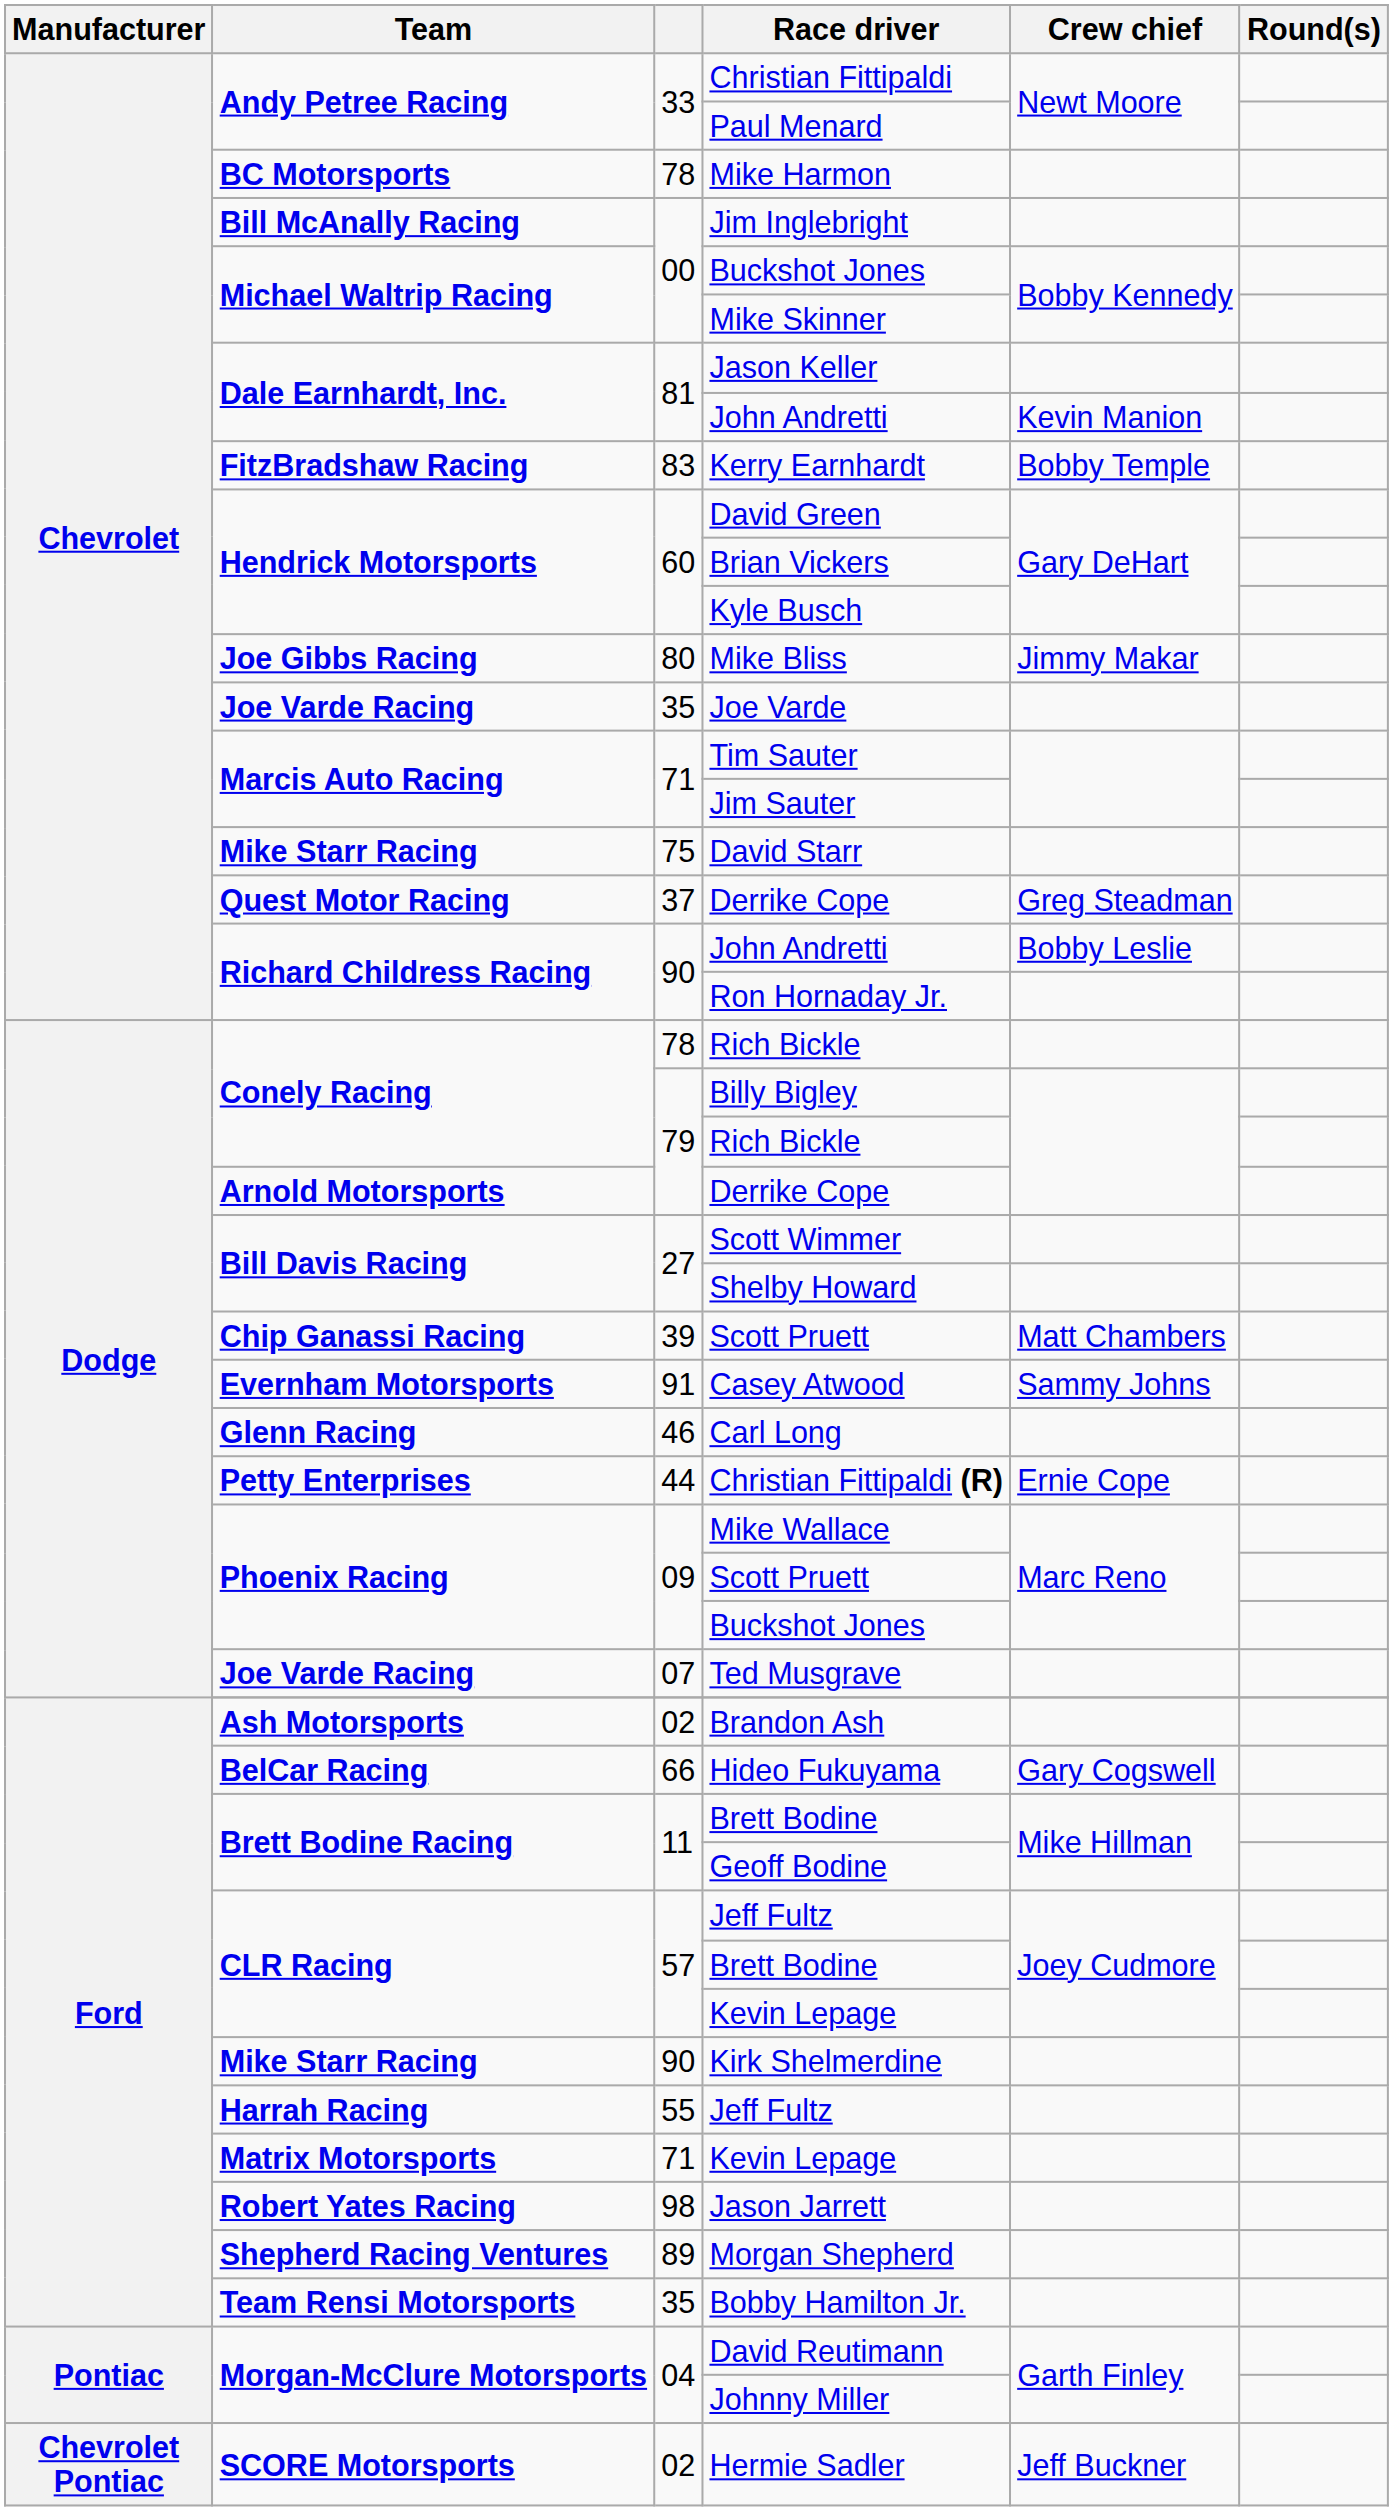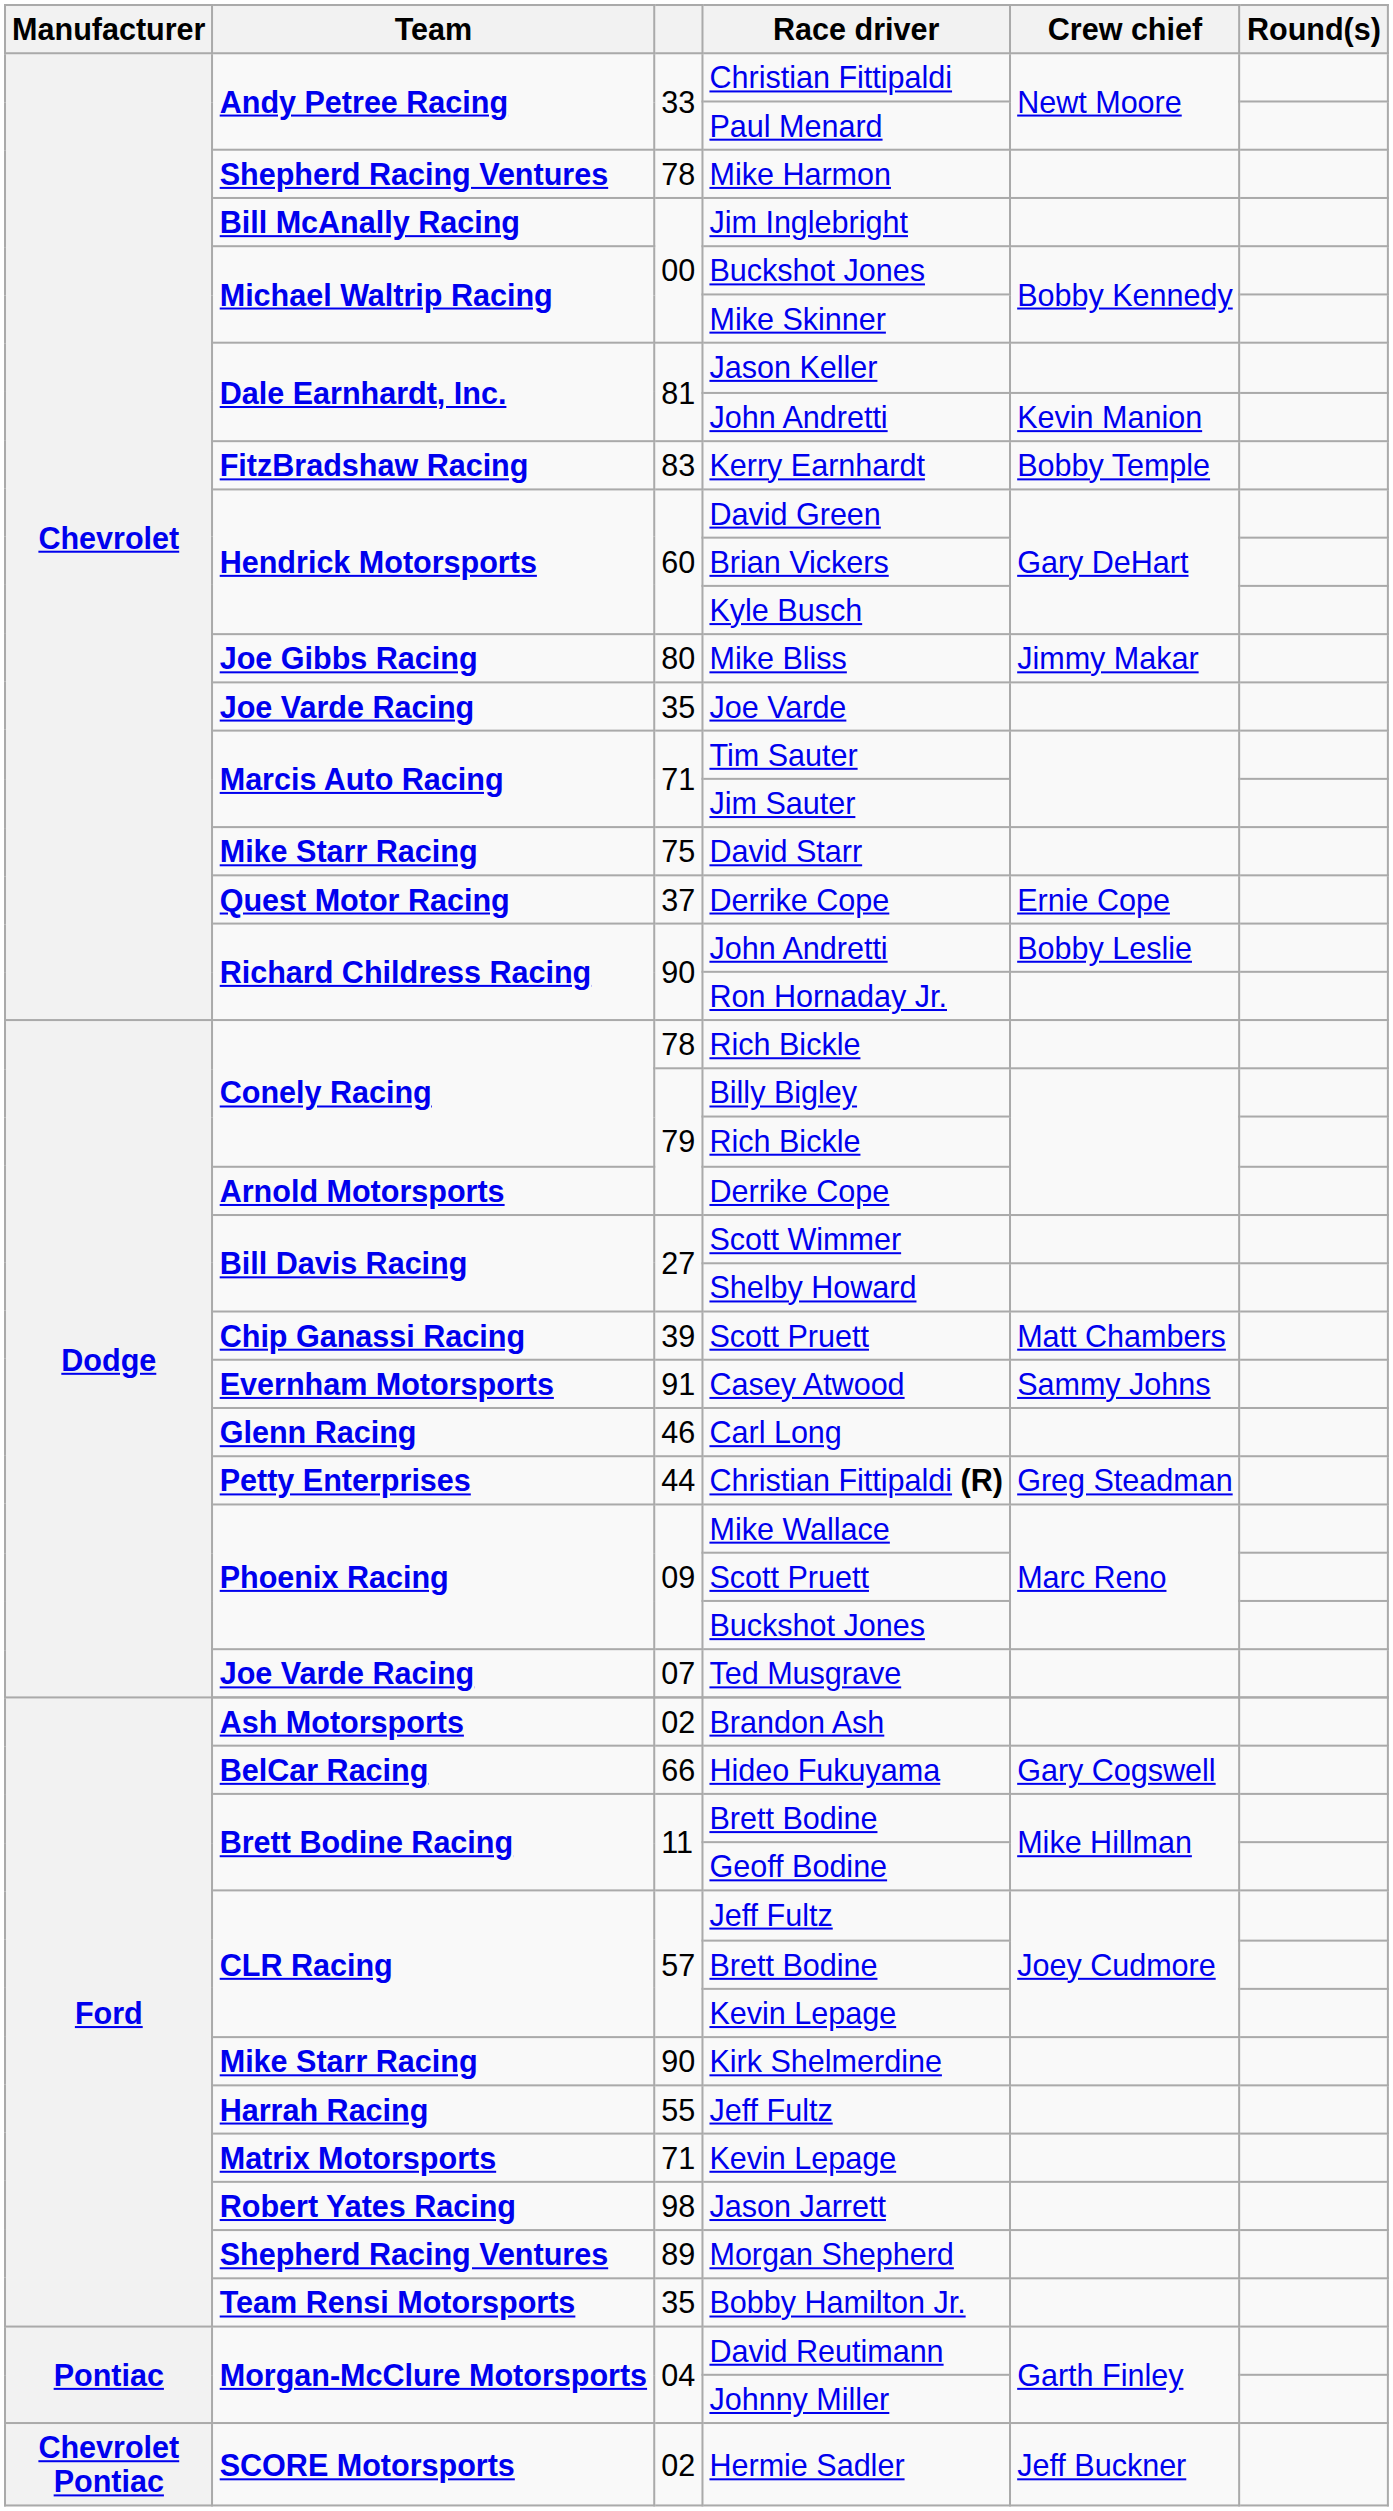(335, 174) BC Motorsports -> (414, 174) Shepherd Racing Ventures
(1125, 900) Greg Steadman -> (1094, 900) Ernie Cope
(1094, 1480) Ernie Cope -> (1125, 1480) Greg Steadman
